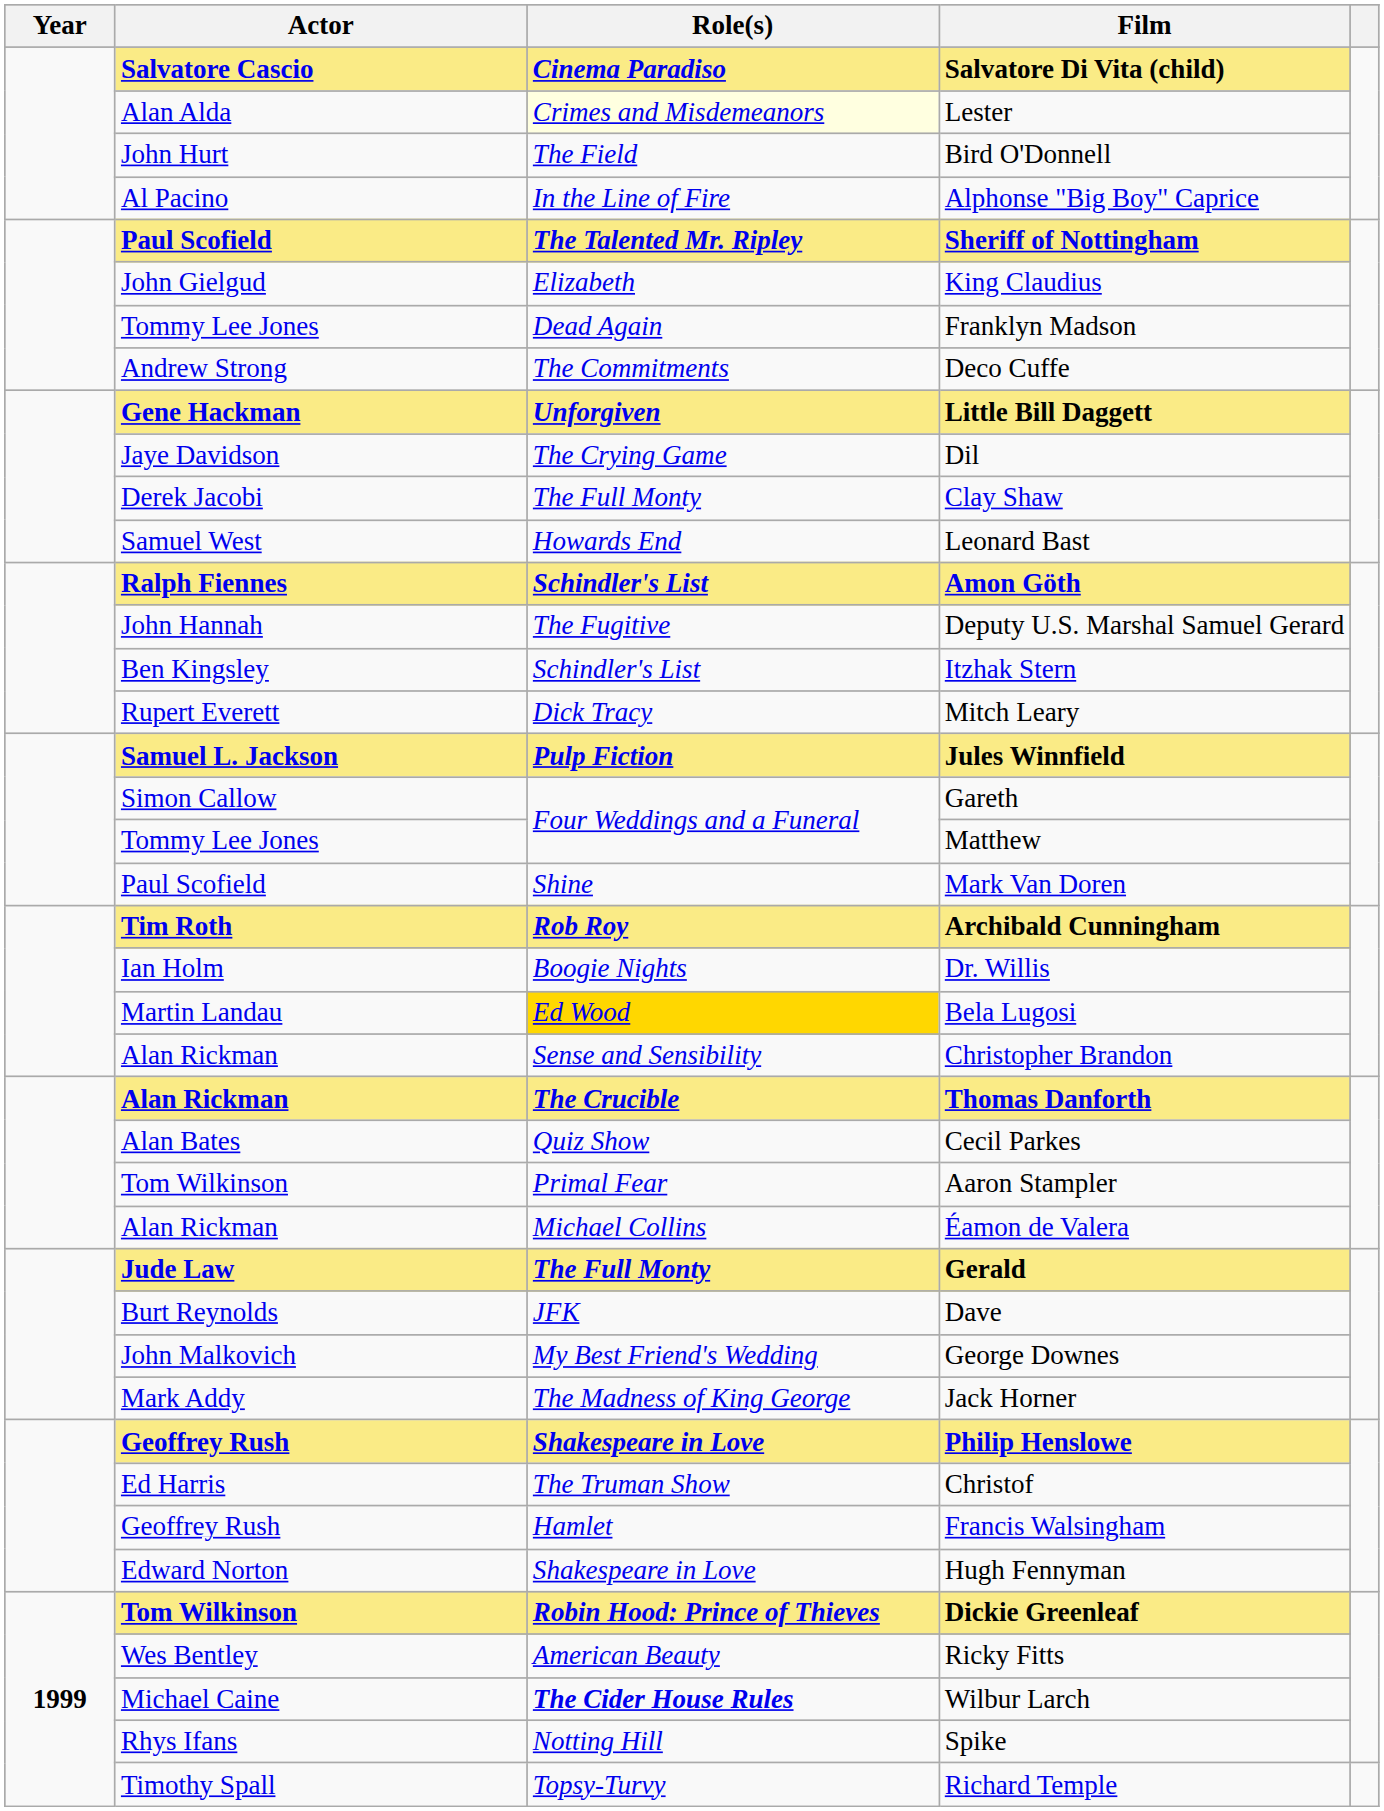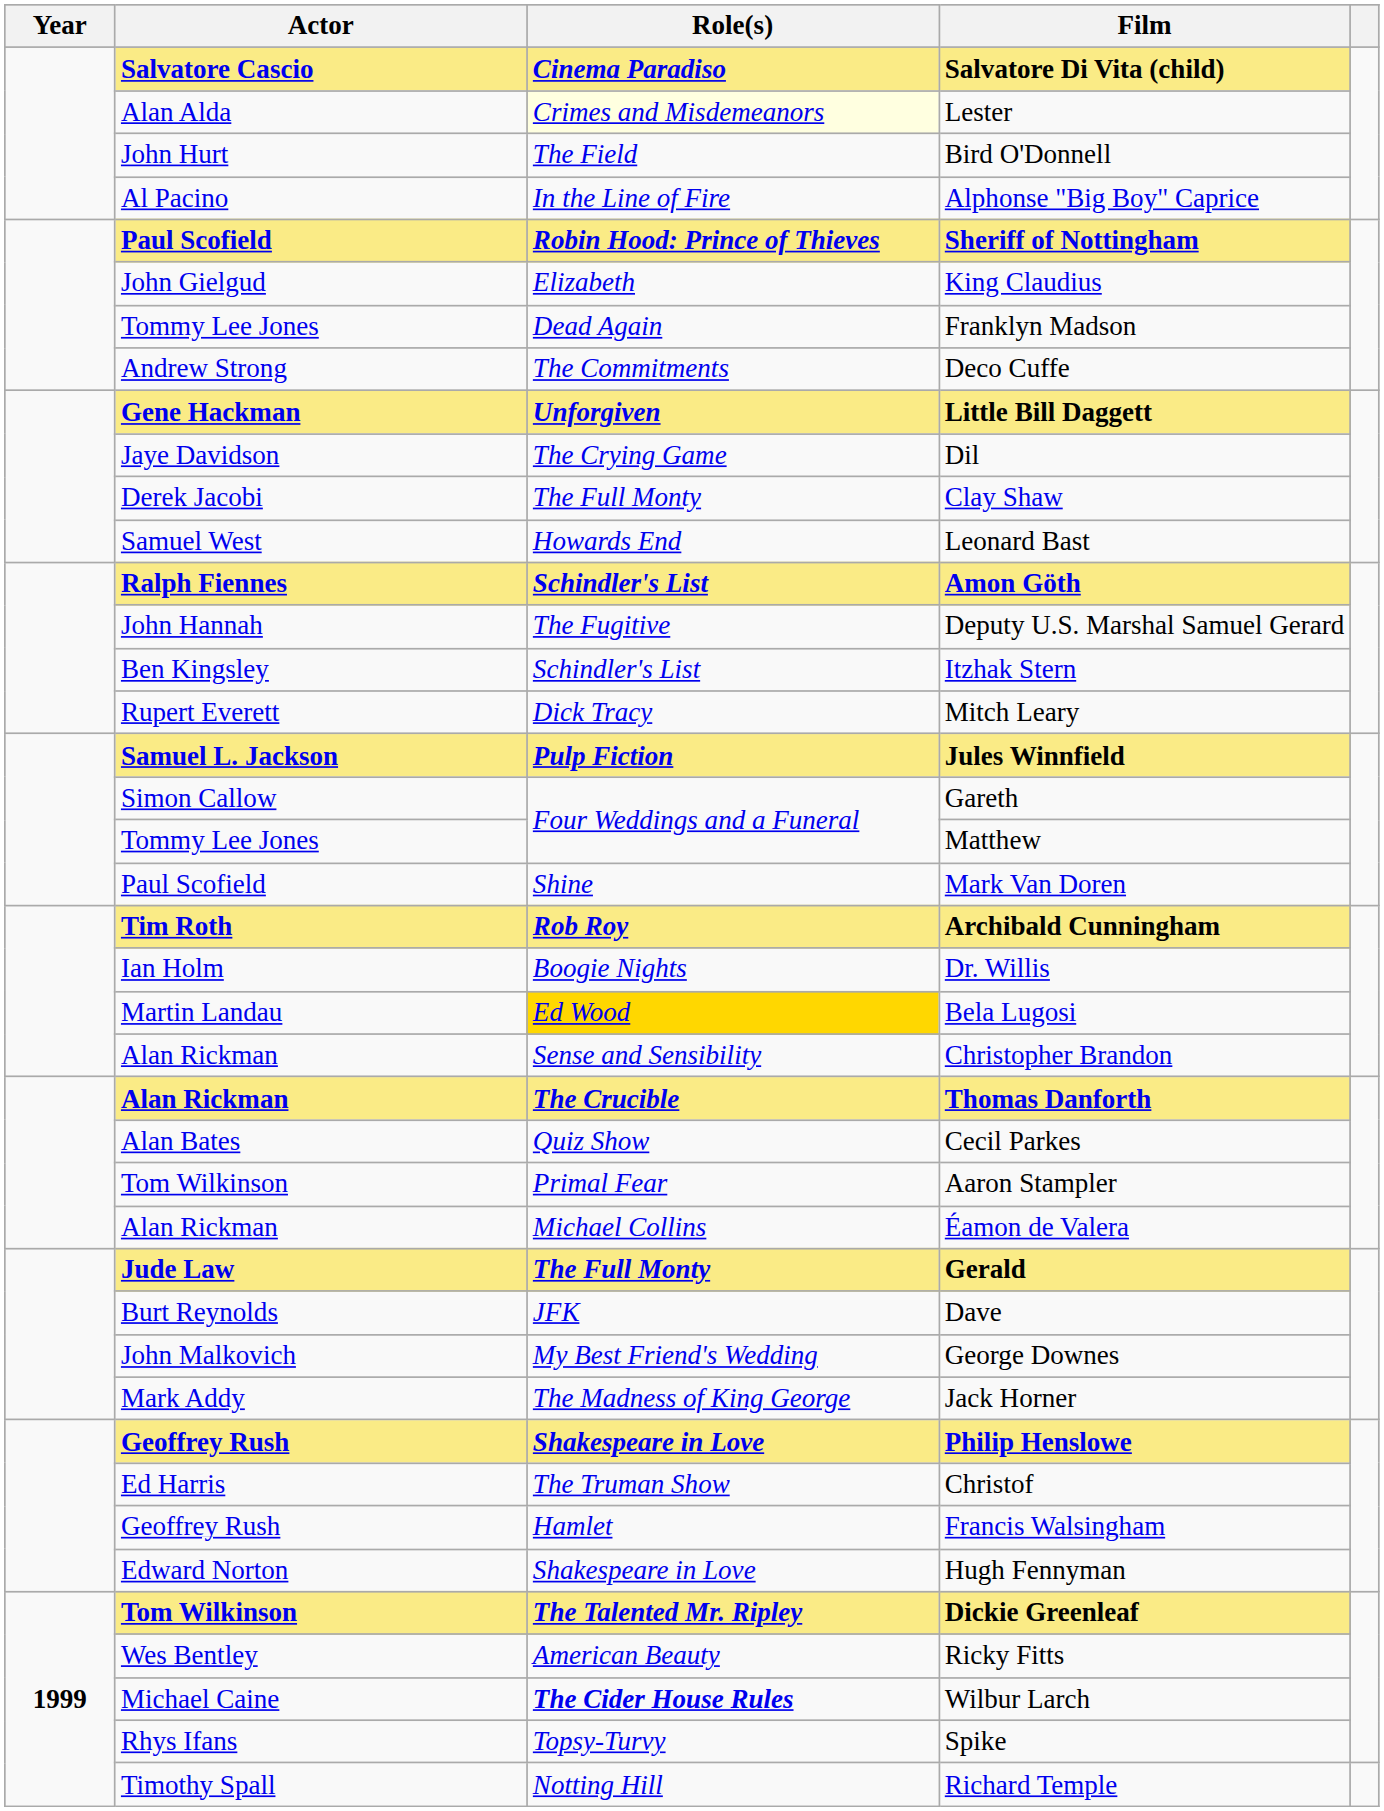(668, 240) The Talented Mr. Ripley -> (706, 240) Robin Hood: Prince of Thieves
(706, 1612) Robin Hood: Prince of Thieves -> (668, 1612) The Talented Mr. Ripley
(598, 1741) Notting Hill -> (599, 1741) Topsy-Turvy
(599, 1784) Topsy-Turvy -> (598, 1784) Notting Hill
